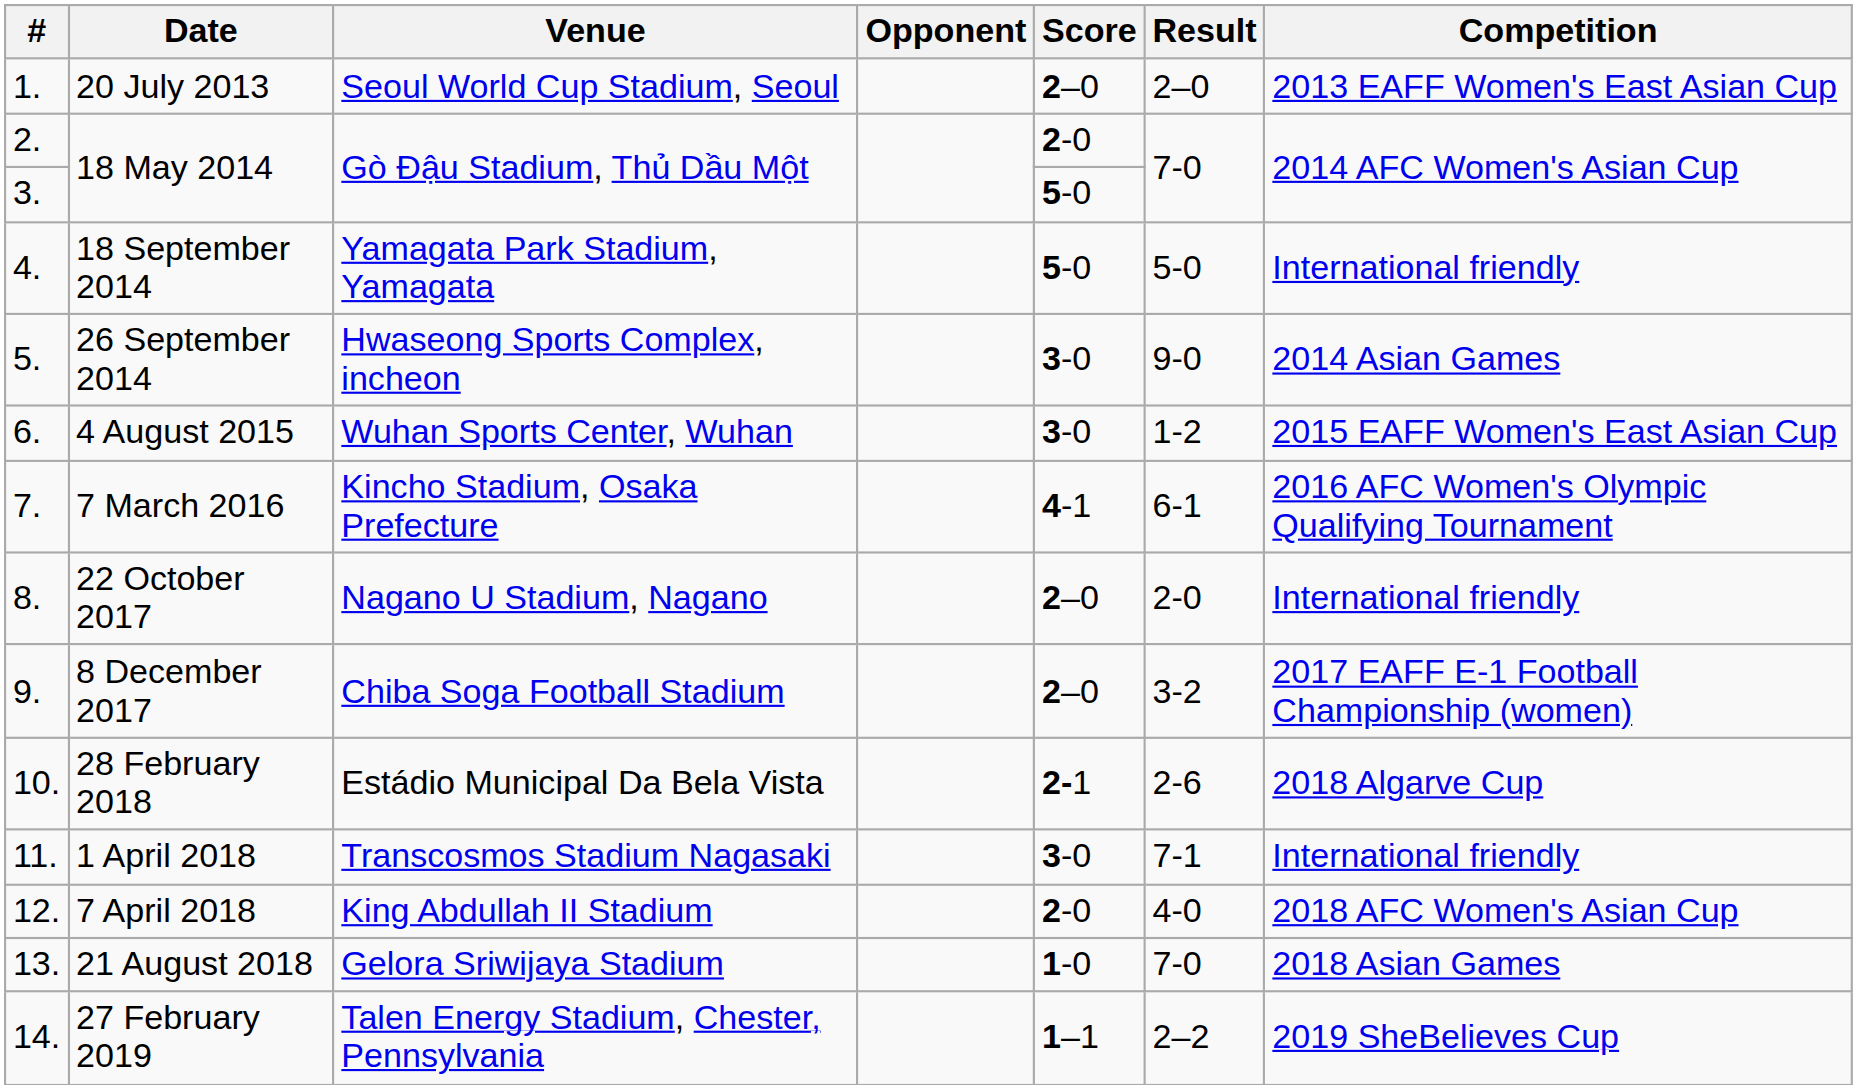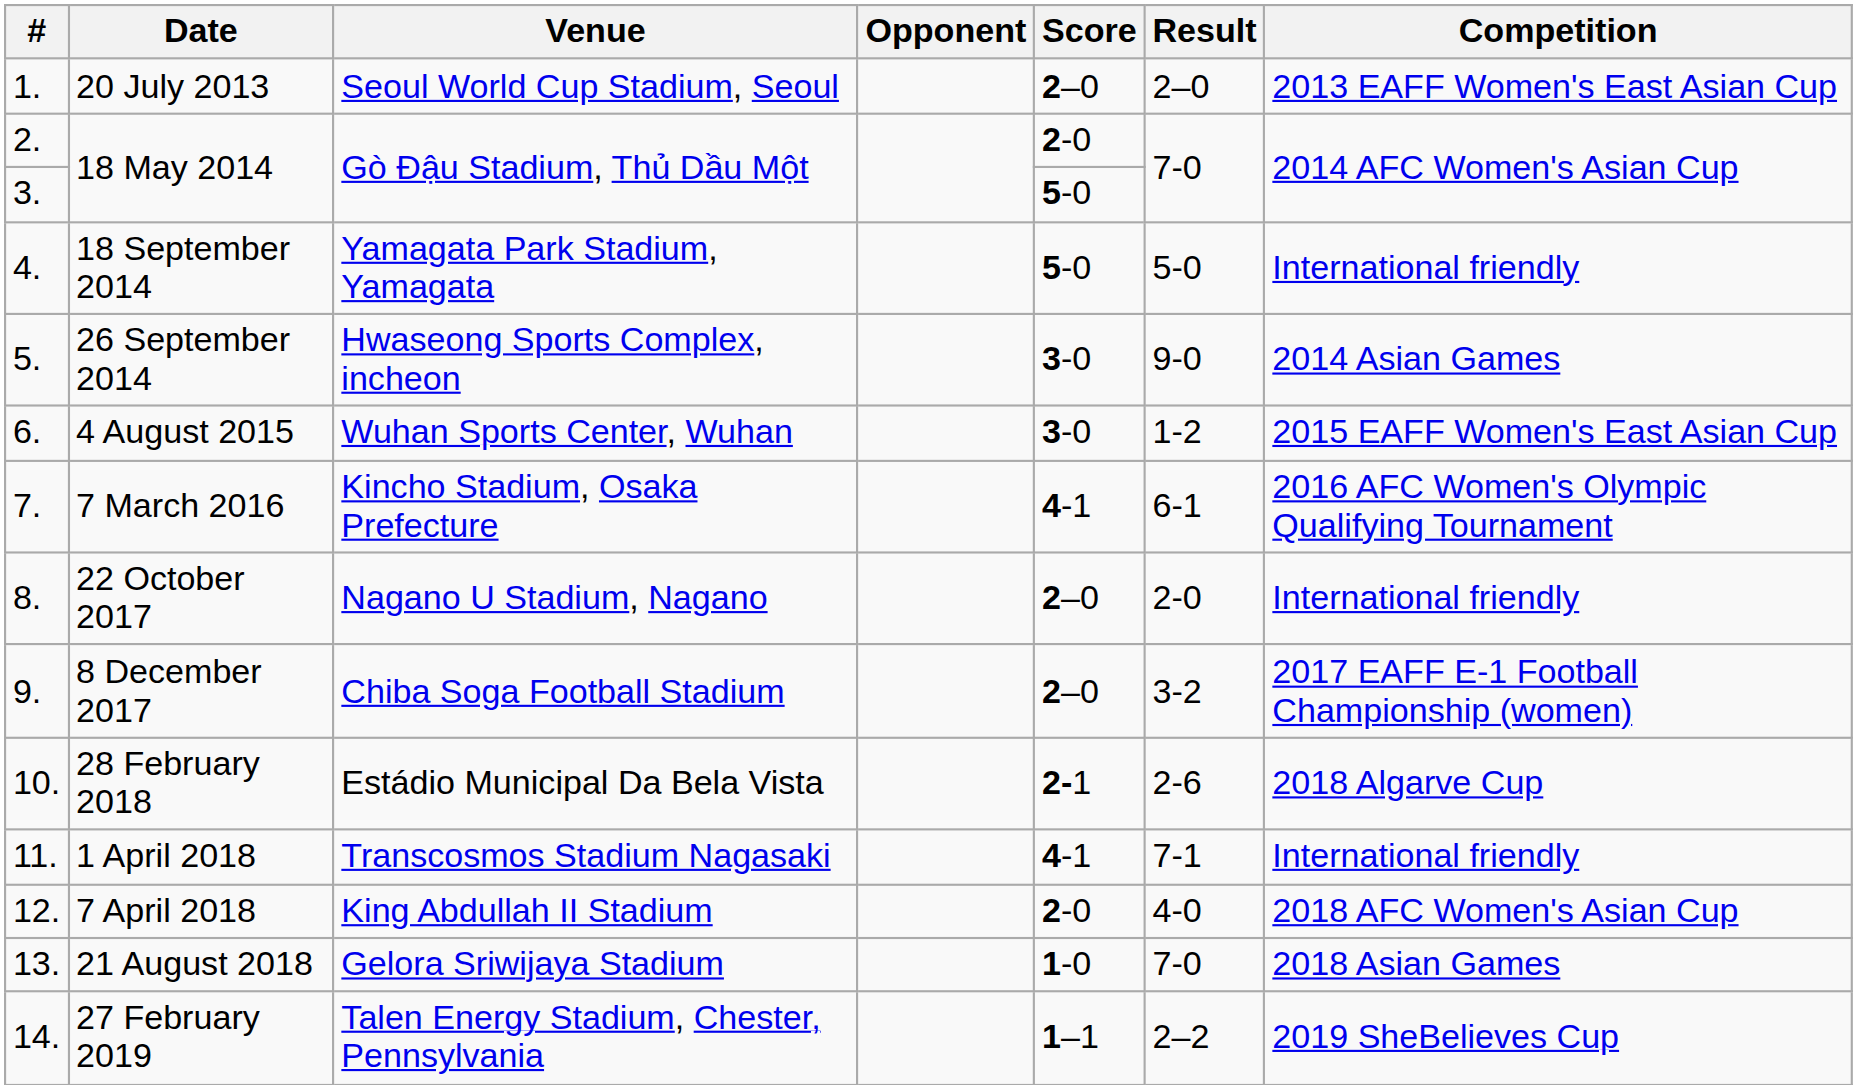(1067, 856) 3-0 -> (1067, 856) 4-1
